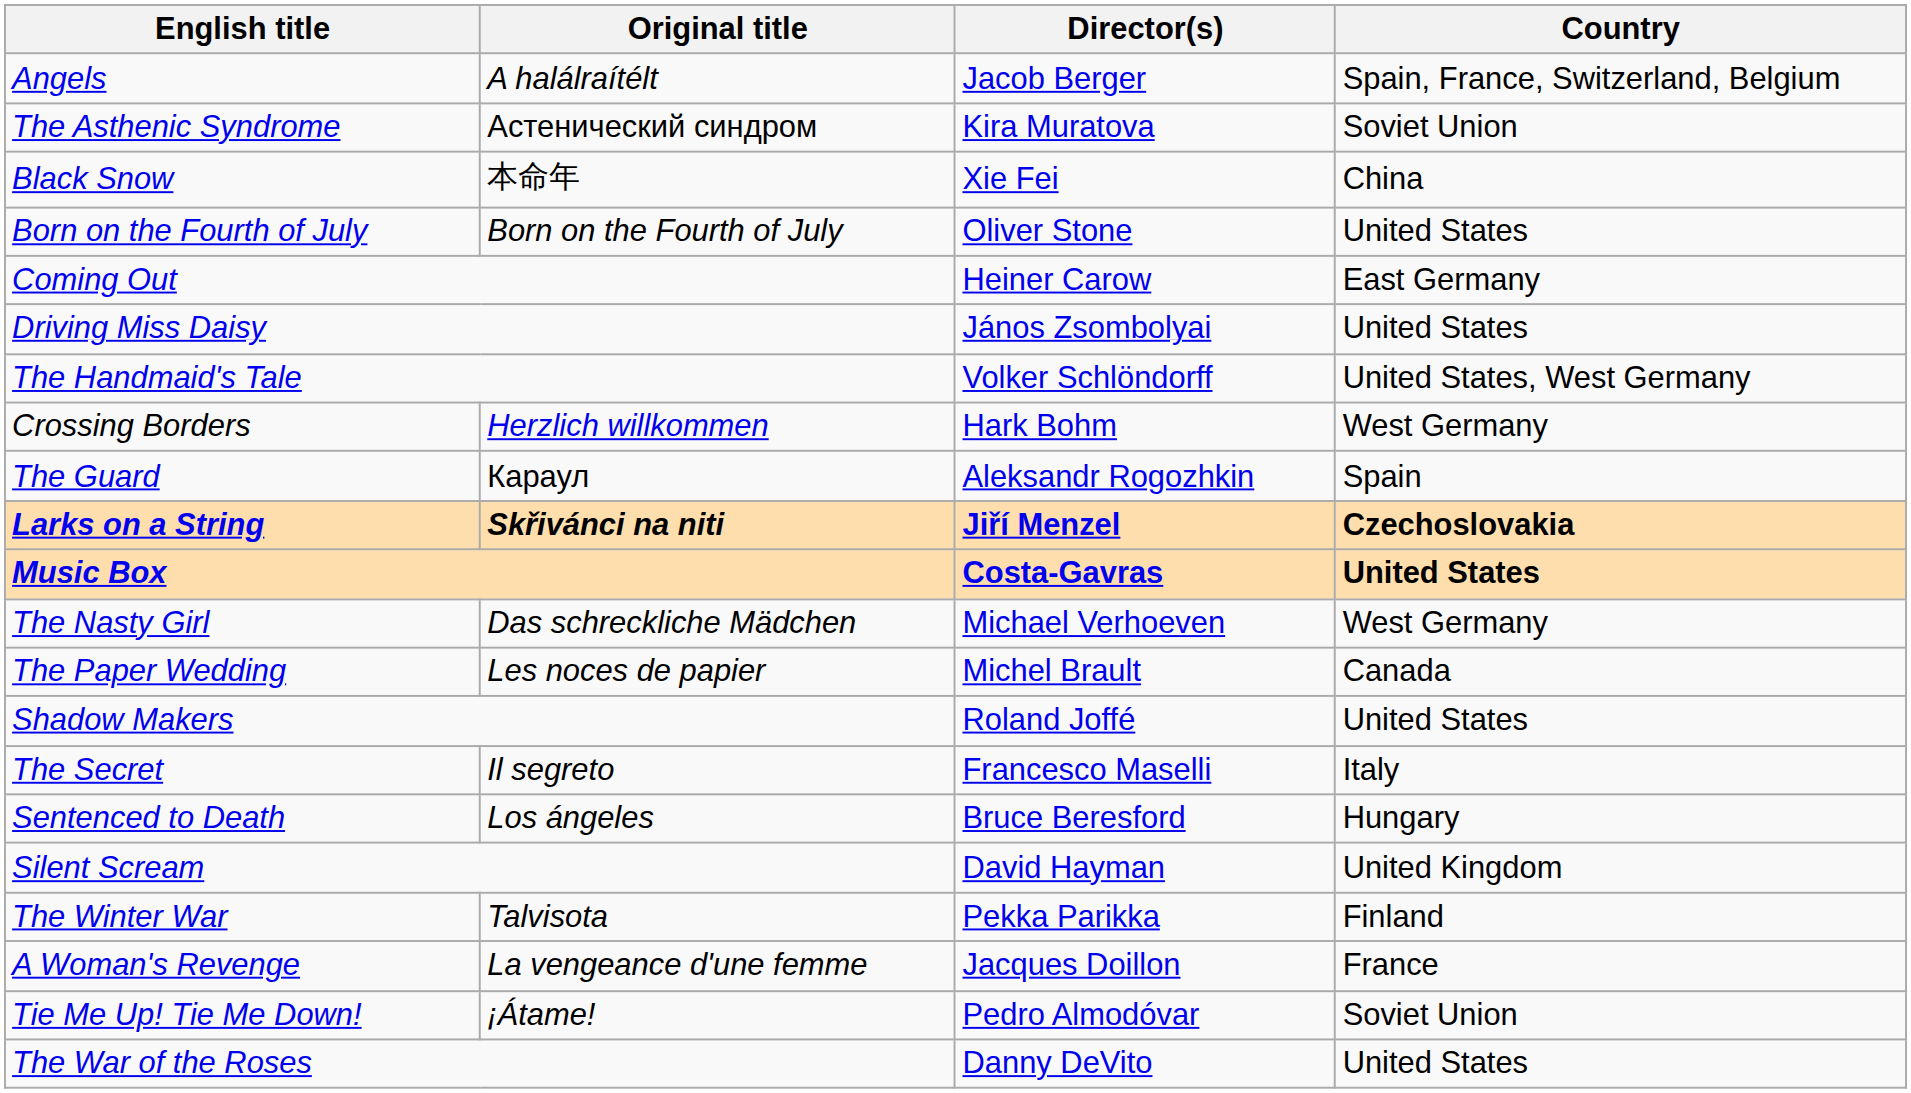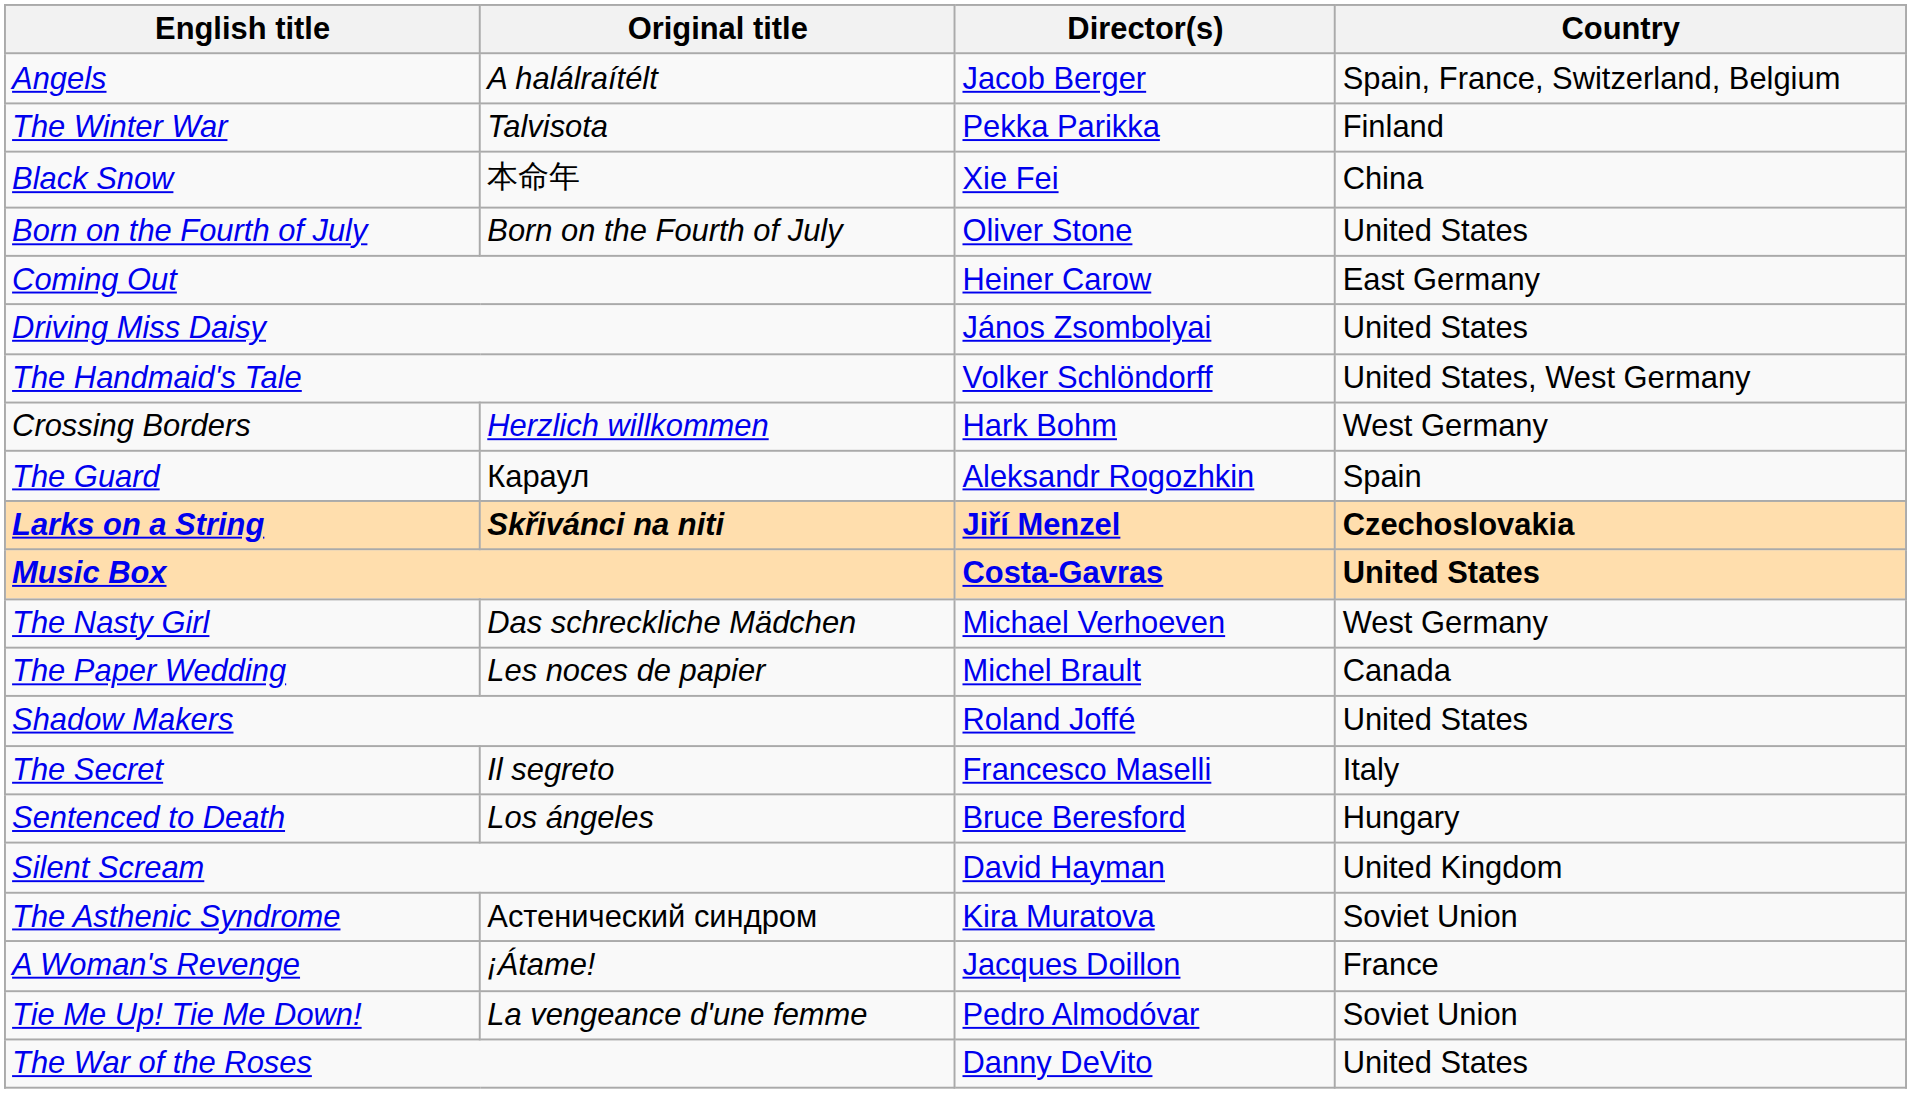rows swapped: (176, 126) <-> (120, 916)
(677, 965) La vengeance d'une femme -> (541, 965) ¡Átame!
(541, 1014) ¡Átame! -> (677, 1014) La vengeance d'une femme
